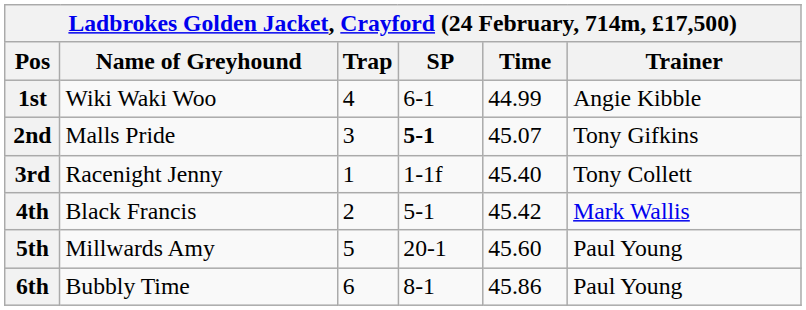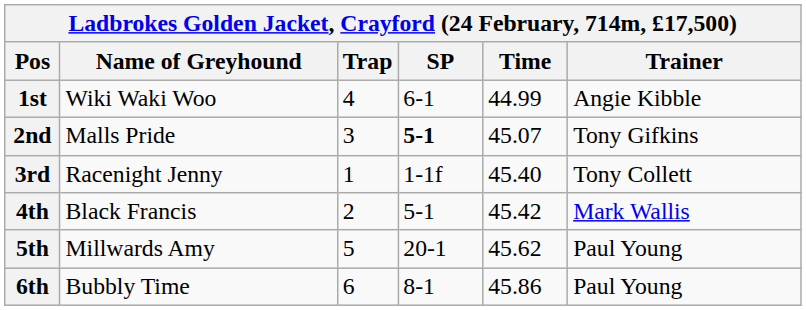(515, 248) 45.60 -> (515, 248) 45.62
